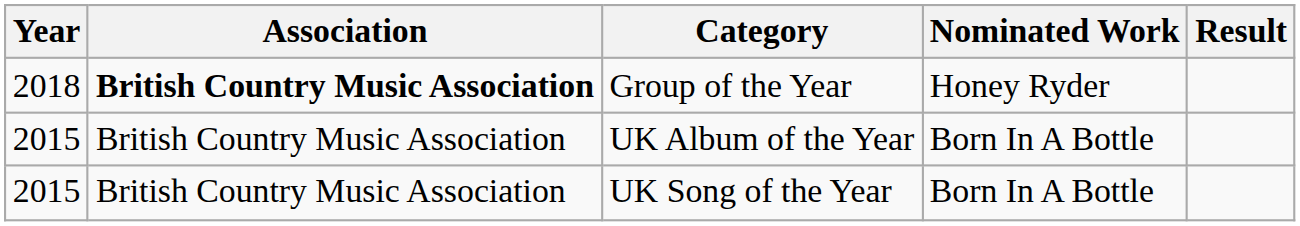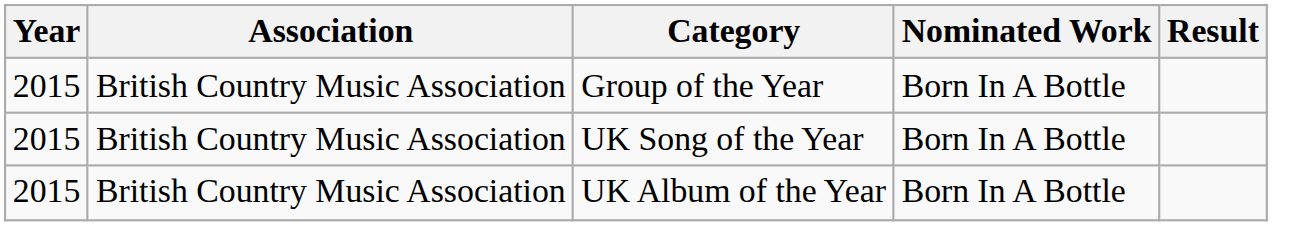(47, 84) 2018 -> (47, 84) 2015
(345, 84) bold -> (331, 84) normal
(1020, 84) Honey Ryder -> (1014, 84) Born In A Bottle
rows swapped: (751, 191) <-> (762, 138)
